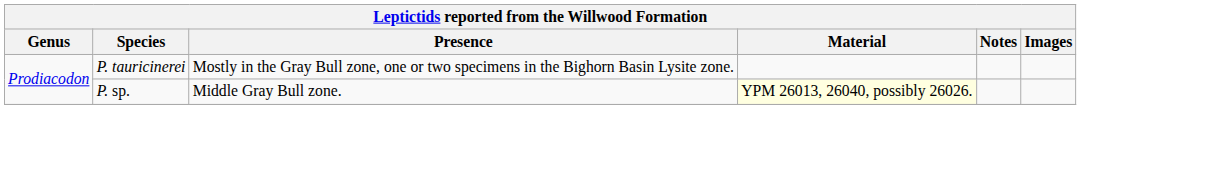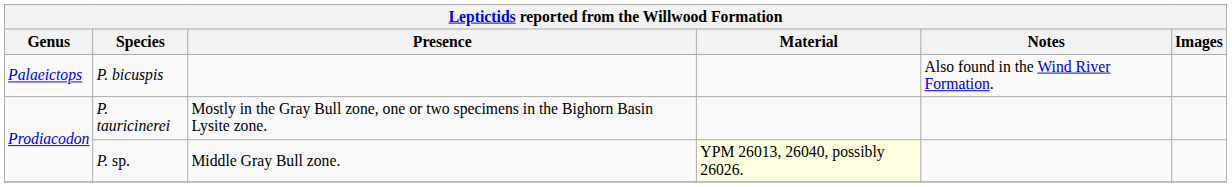+ row: (130, 75)
